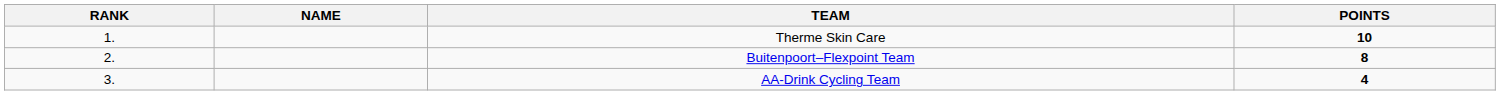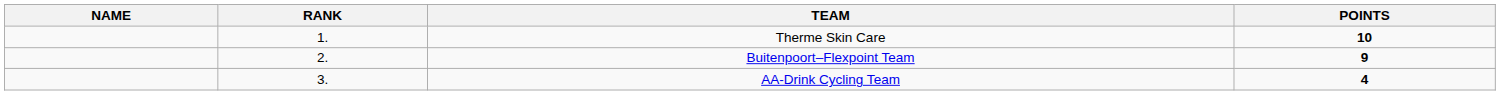columns swapped: (109, 16) <-> (321, 16)
(1365, 58) 8 -> (1365, 58) 9
